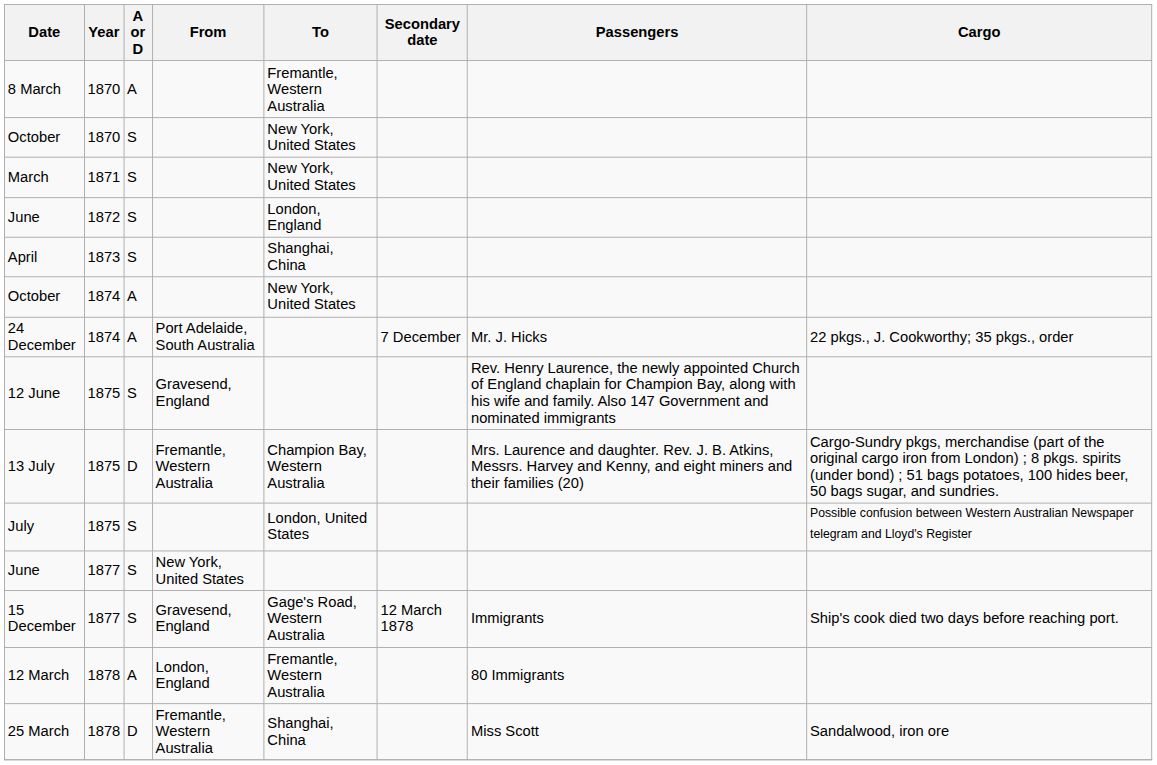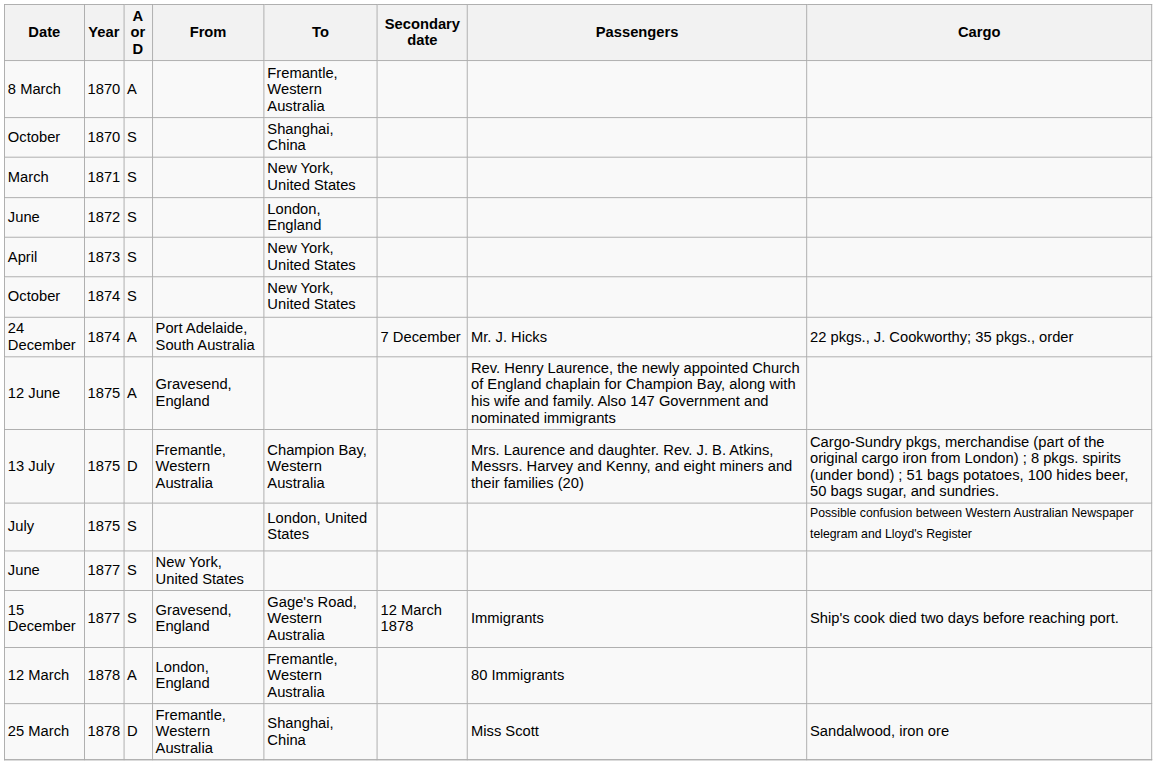(312, 137) New York, United States -> (300, 137) Shanghai, China
(300, 257) Shanghai, China -> (312, 257) New York, United States
(132, 297) A -> (132, 297) S
(132, 393) S -> (132, 393) A
